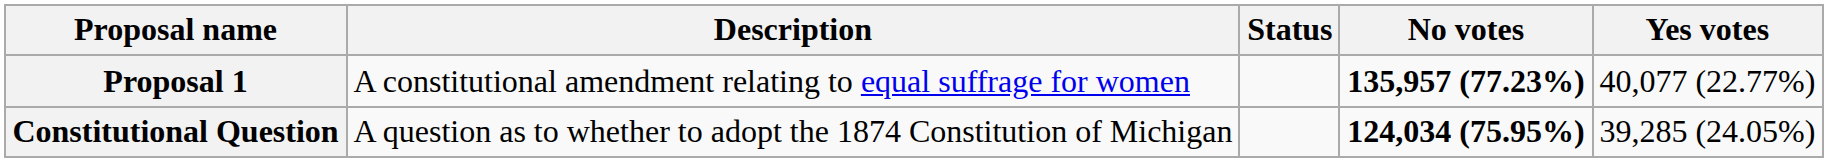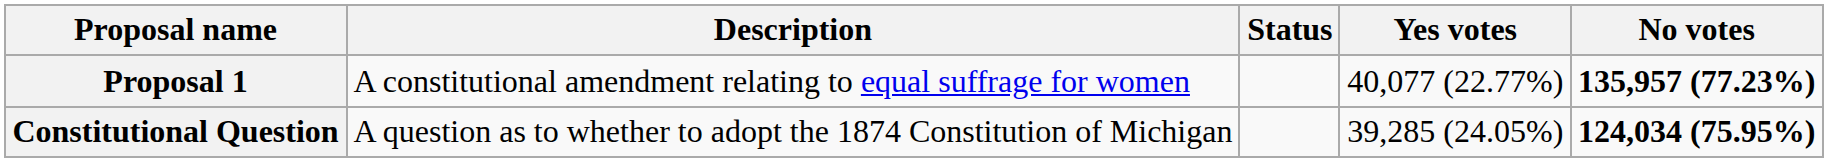columns swapped: (1707, 29) <-> (1466, 29)
